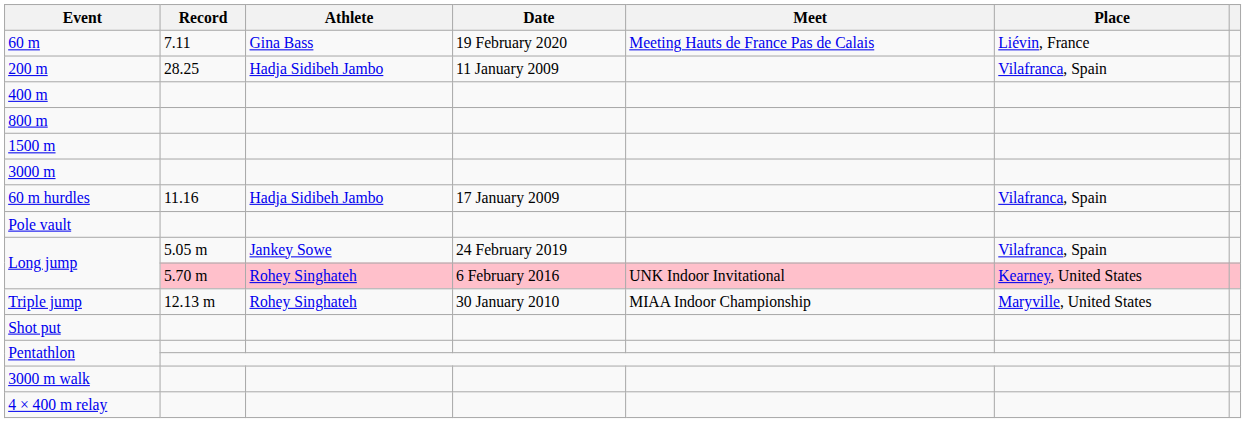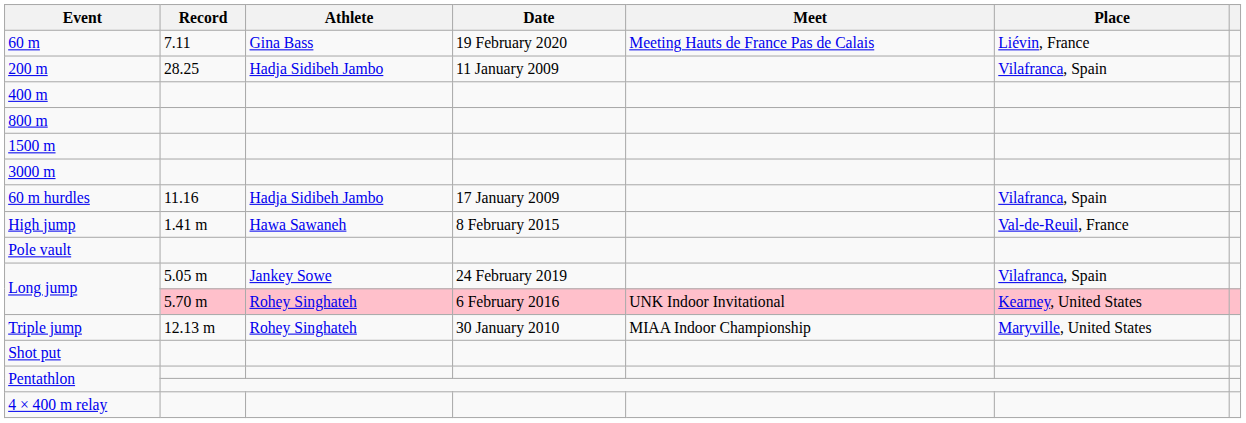+ row: (42, 224)
- row: (49, 378)
